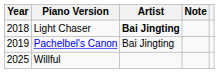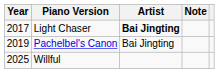(18, 28) 2018 -> (18, 28) 2017
